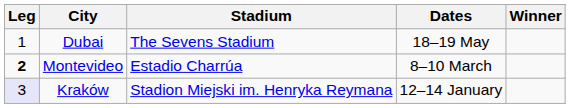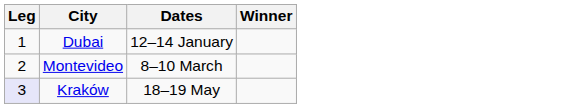- column: (261, 16)
(451, 41) 18–19 May -> (182, 41) 12–14 January
(22, 66) bold -> (22, 66) normal
(451, 90) 12–14 January -> (182, 90) 18–19 May
